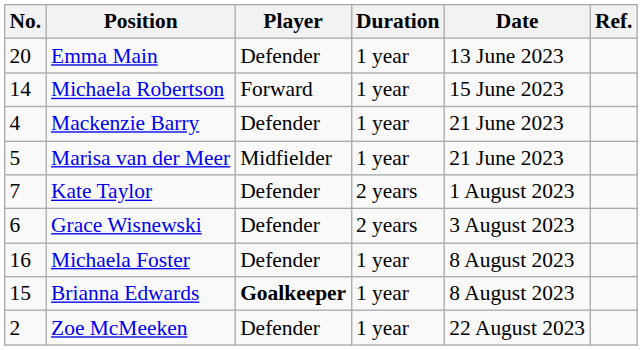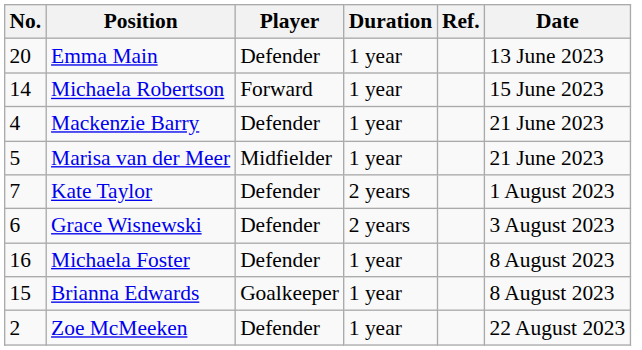columns swapped: (517, 21) <-> (614, 21)
(293, 293) bold -> (290, 293) normal
